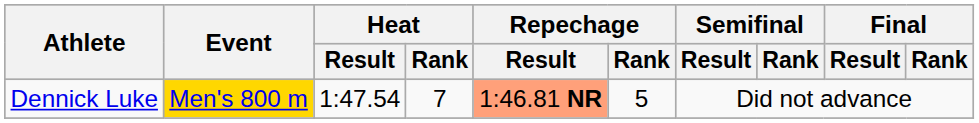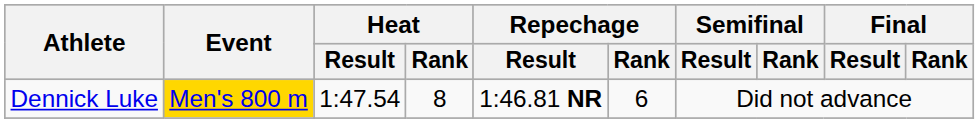(440, 99) 7 -> (440, 99) 8
(541, 99) lightsalmon background -> (541, 99) no background
(642, 99) 5 -> (642, 99) 6
